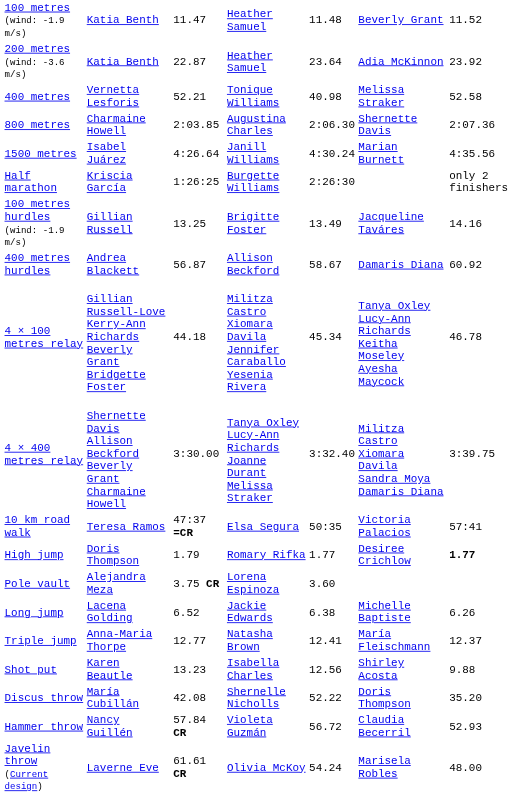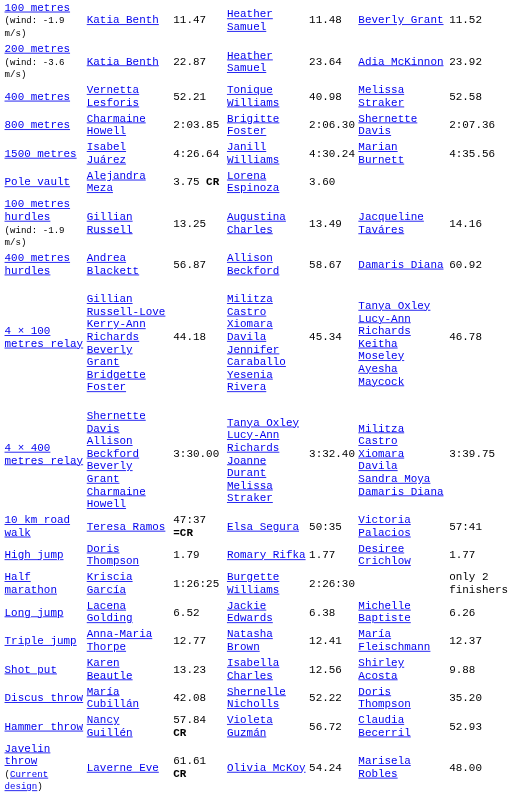(256, 125) Augustina Charles -> (253, 125) Brigitte Foster
rows swapped: (31, 182) <-> (37, 584)
(253, 223) Brigitte Foster -> (256, 223) Augustina Charles
(462, 555) bold -> (462, 555) normal
